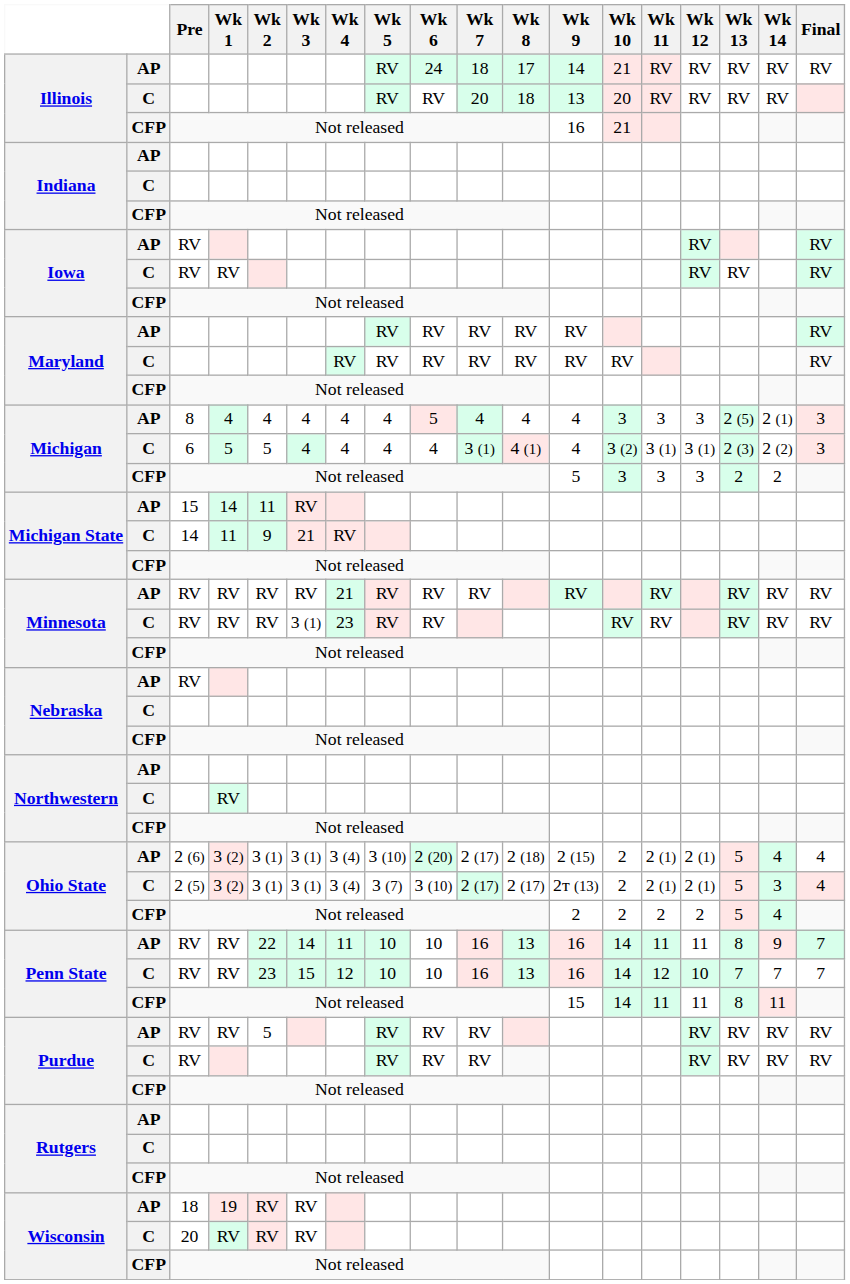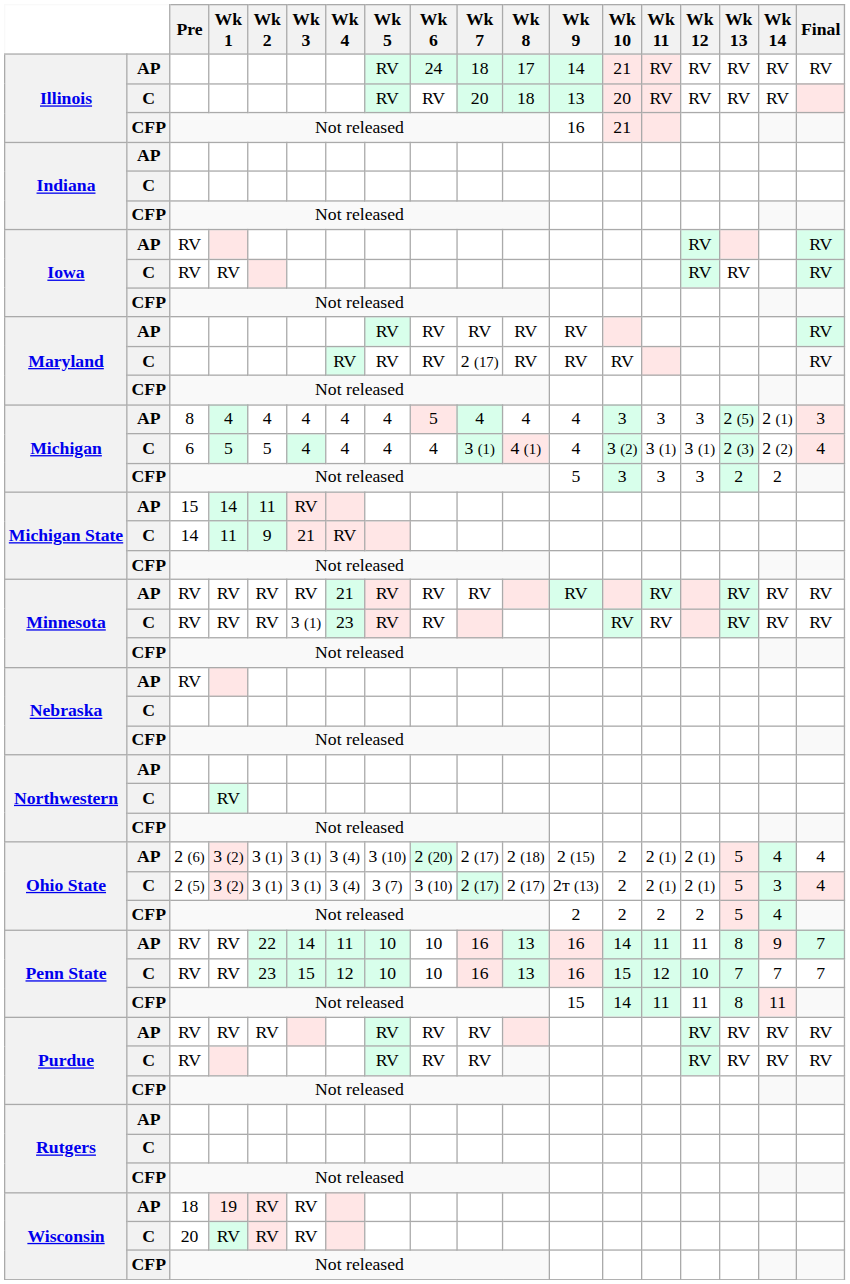(480, 360) RV -> (480, 360) 2 (17)
(821, 447) 3 -> (821, 447) 4
(622, 972) 14 -> (622, 972) 15
(267, 1031) 5 -> (267, 1031) RV
